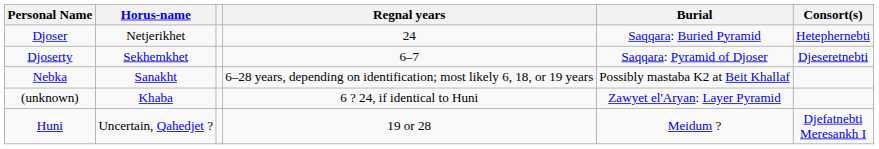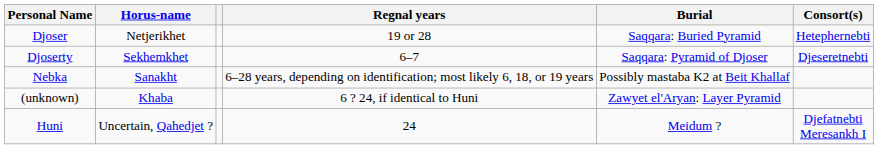(409, 35) 24 -> (409, 35) 19 or 28
(409, 126) 19 or 28 -> (409, 126) 24
